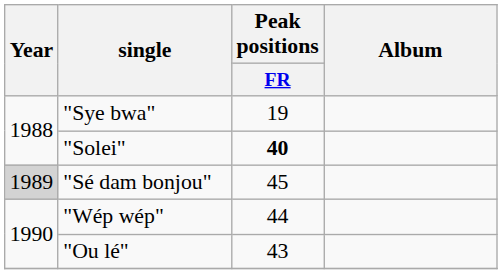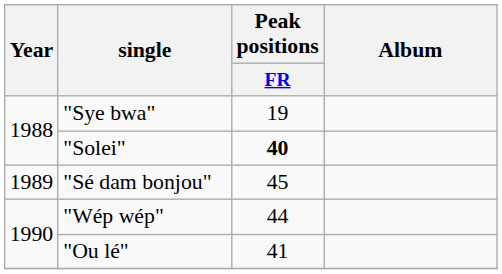(31, 182) lightgrey background -> (31, 182) no background
(278, 251) 43 -> (278, 251) 41
